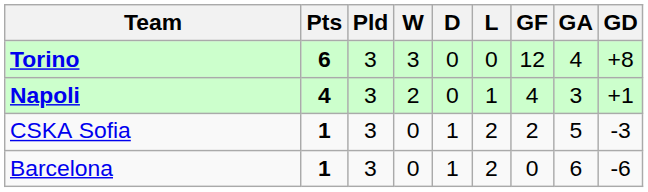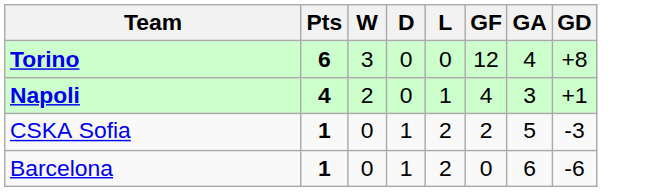- column: (370, 22)
